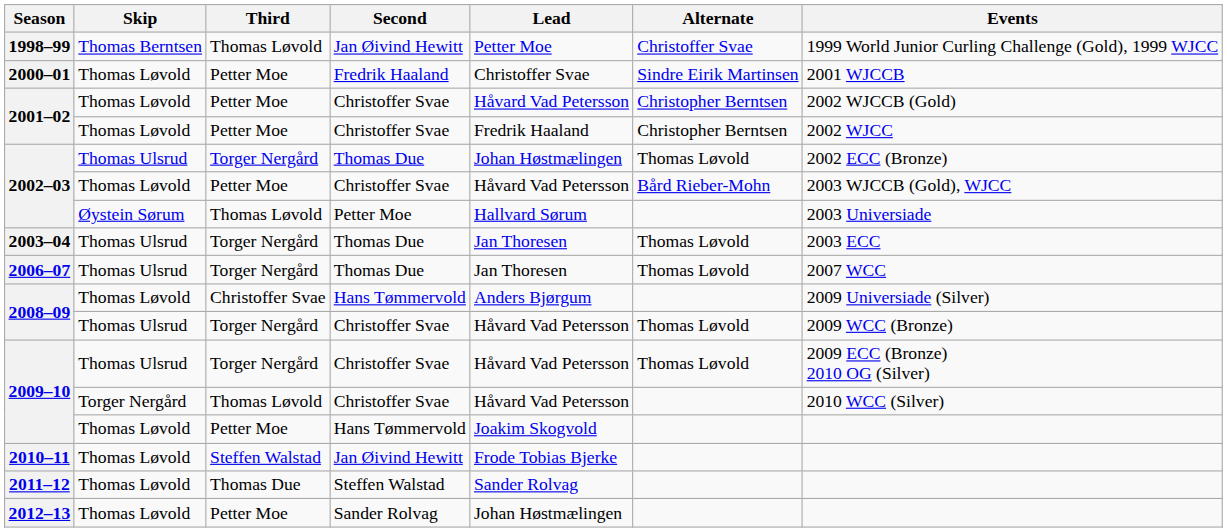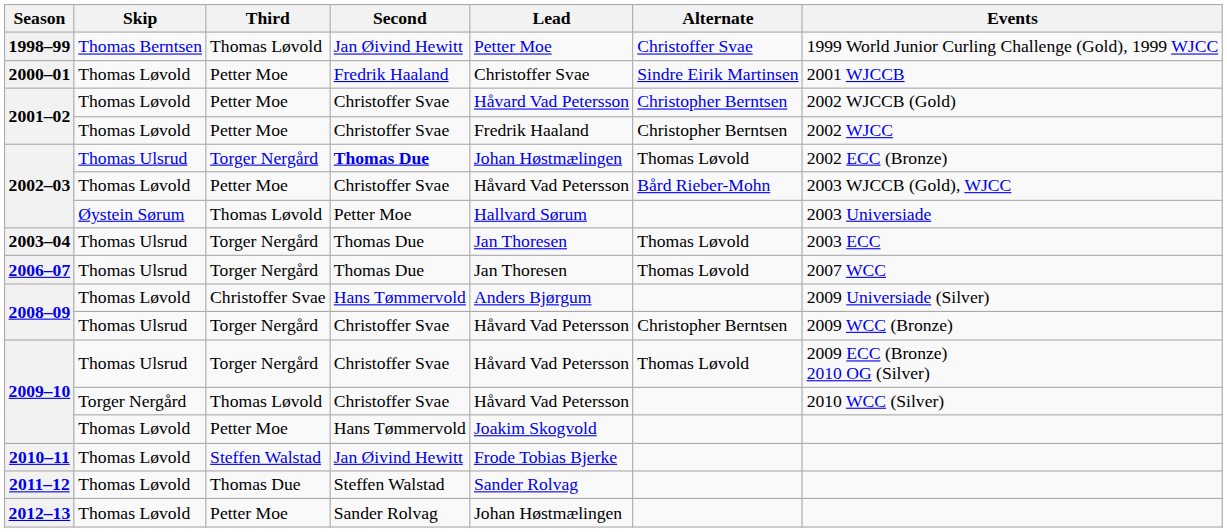(379, 158) normal -> (381, 158) bold
(693, 325) Thomas Løvold -> (712, 325) Christopher Berntsen
